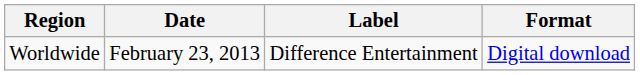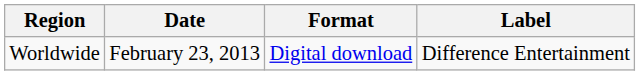columns swapped: (559, 20) <-> (374, 20)
